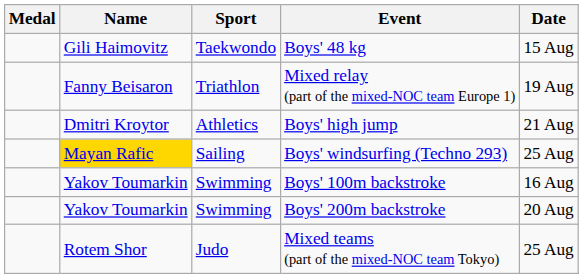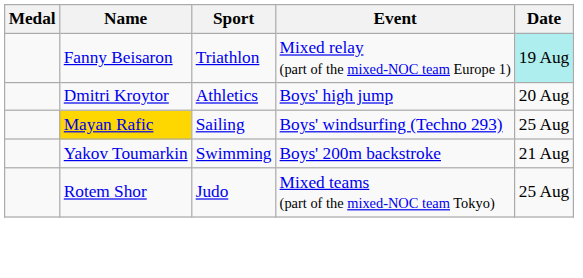- row: (325, 47)
(549, 86) no background -> (544, 57) paleturquoise background
(549, 125) 21 Aug -> (544, 96) 20 Aug
- row: (365, 182)
(549, 210) 20 Aug -> (544, 153) 21 Aug
